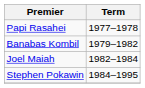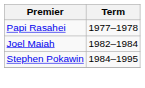- row: (43, 43)
